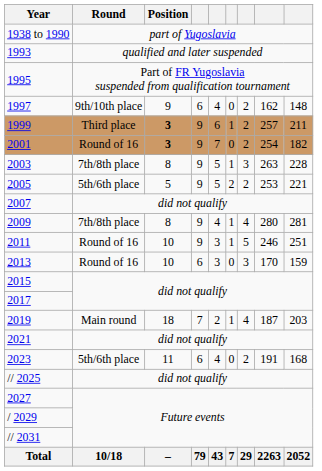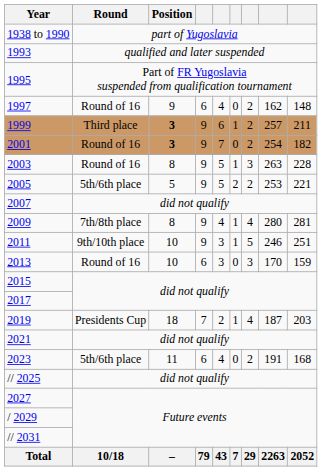(109, 106) 9th/10th place -> (111, 106) Round of 16
(109, 164) 7th/8th place -> (111, 164) Round of 16
(109, 242) Round of 16 -> (111, 242) 9th/10th place
(109, 320) Main round -> (111, 320) Presidents Cup
